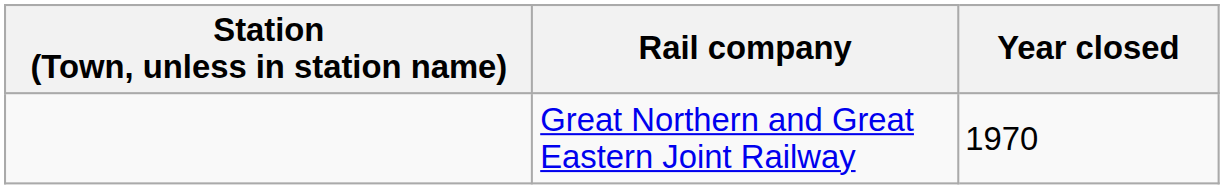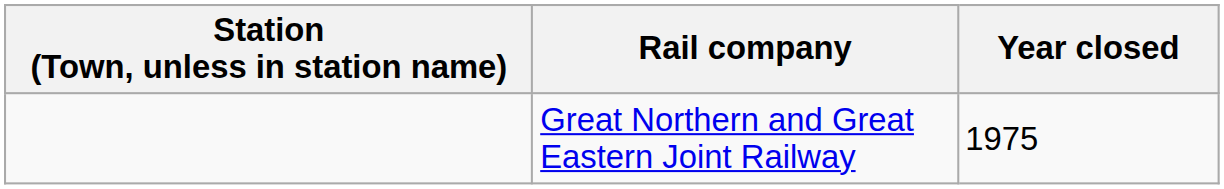(1002, 137) 1970 -> (1002, 137) 1975
